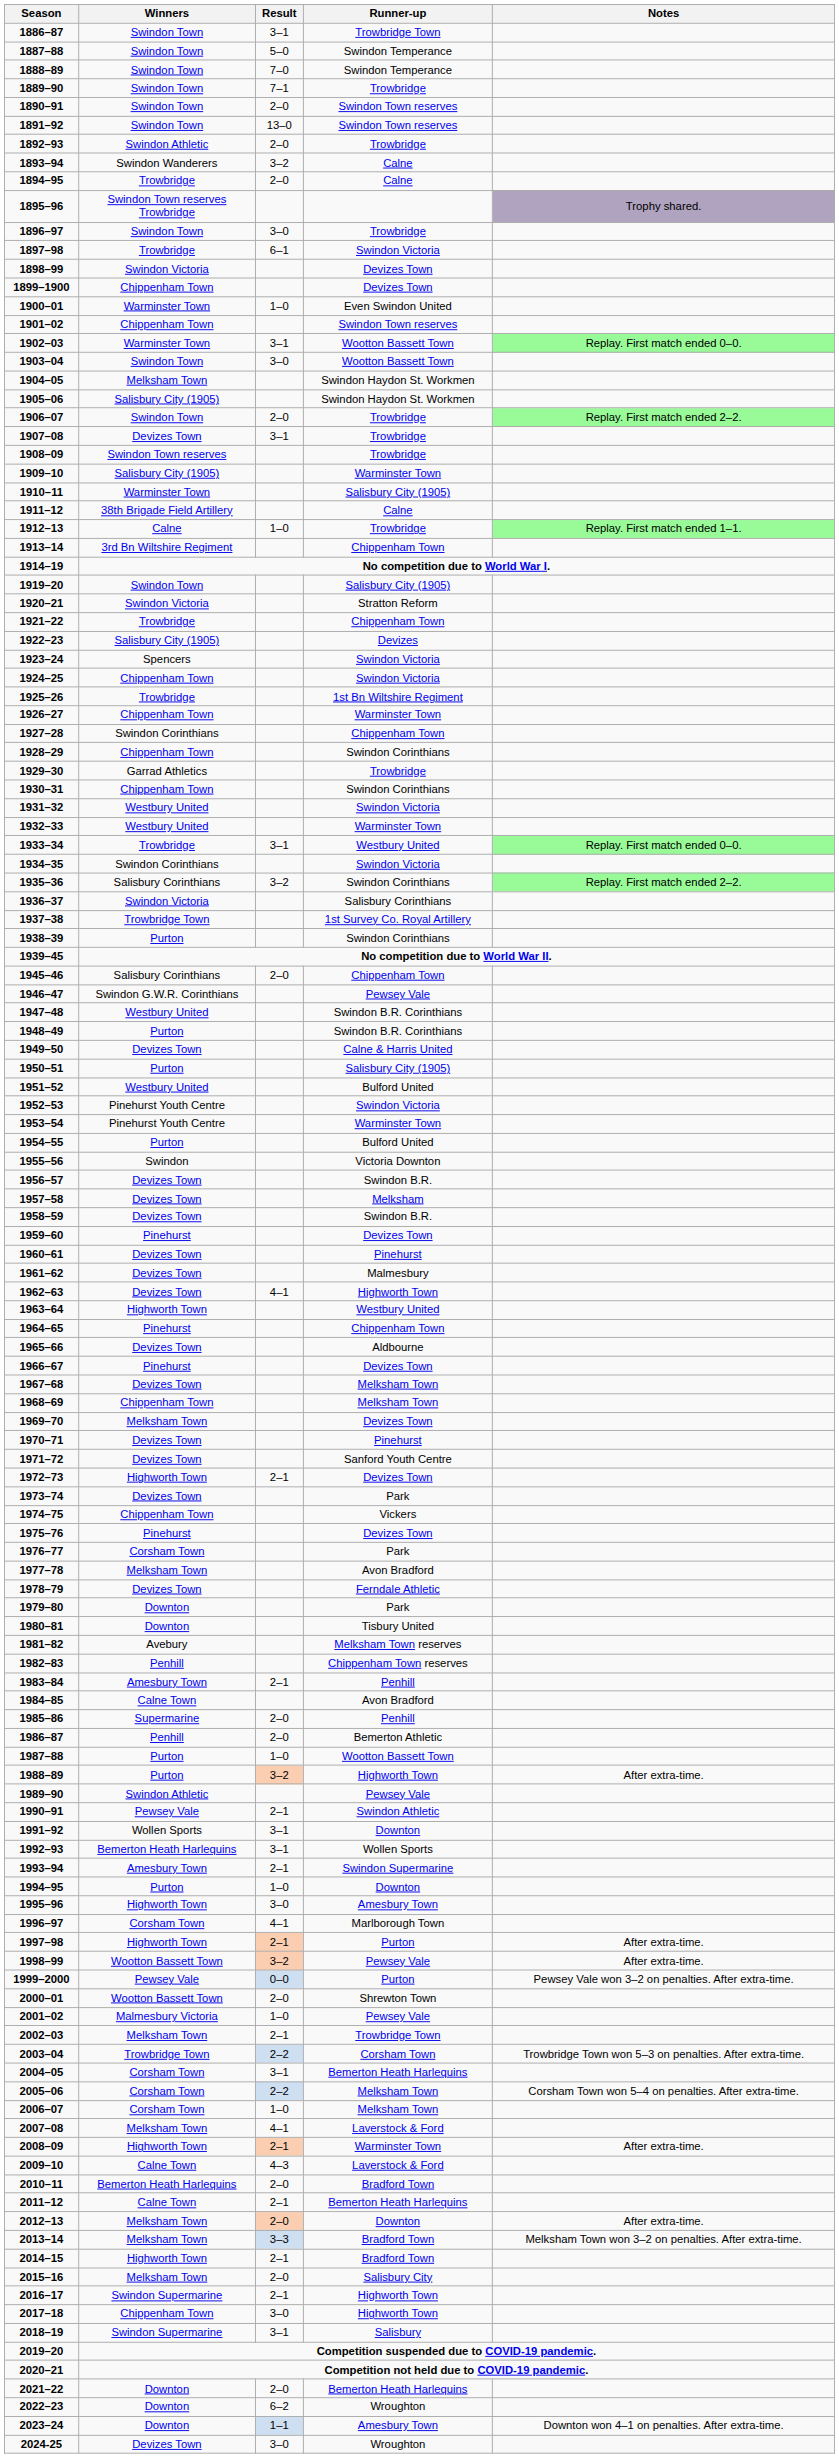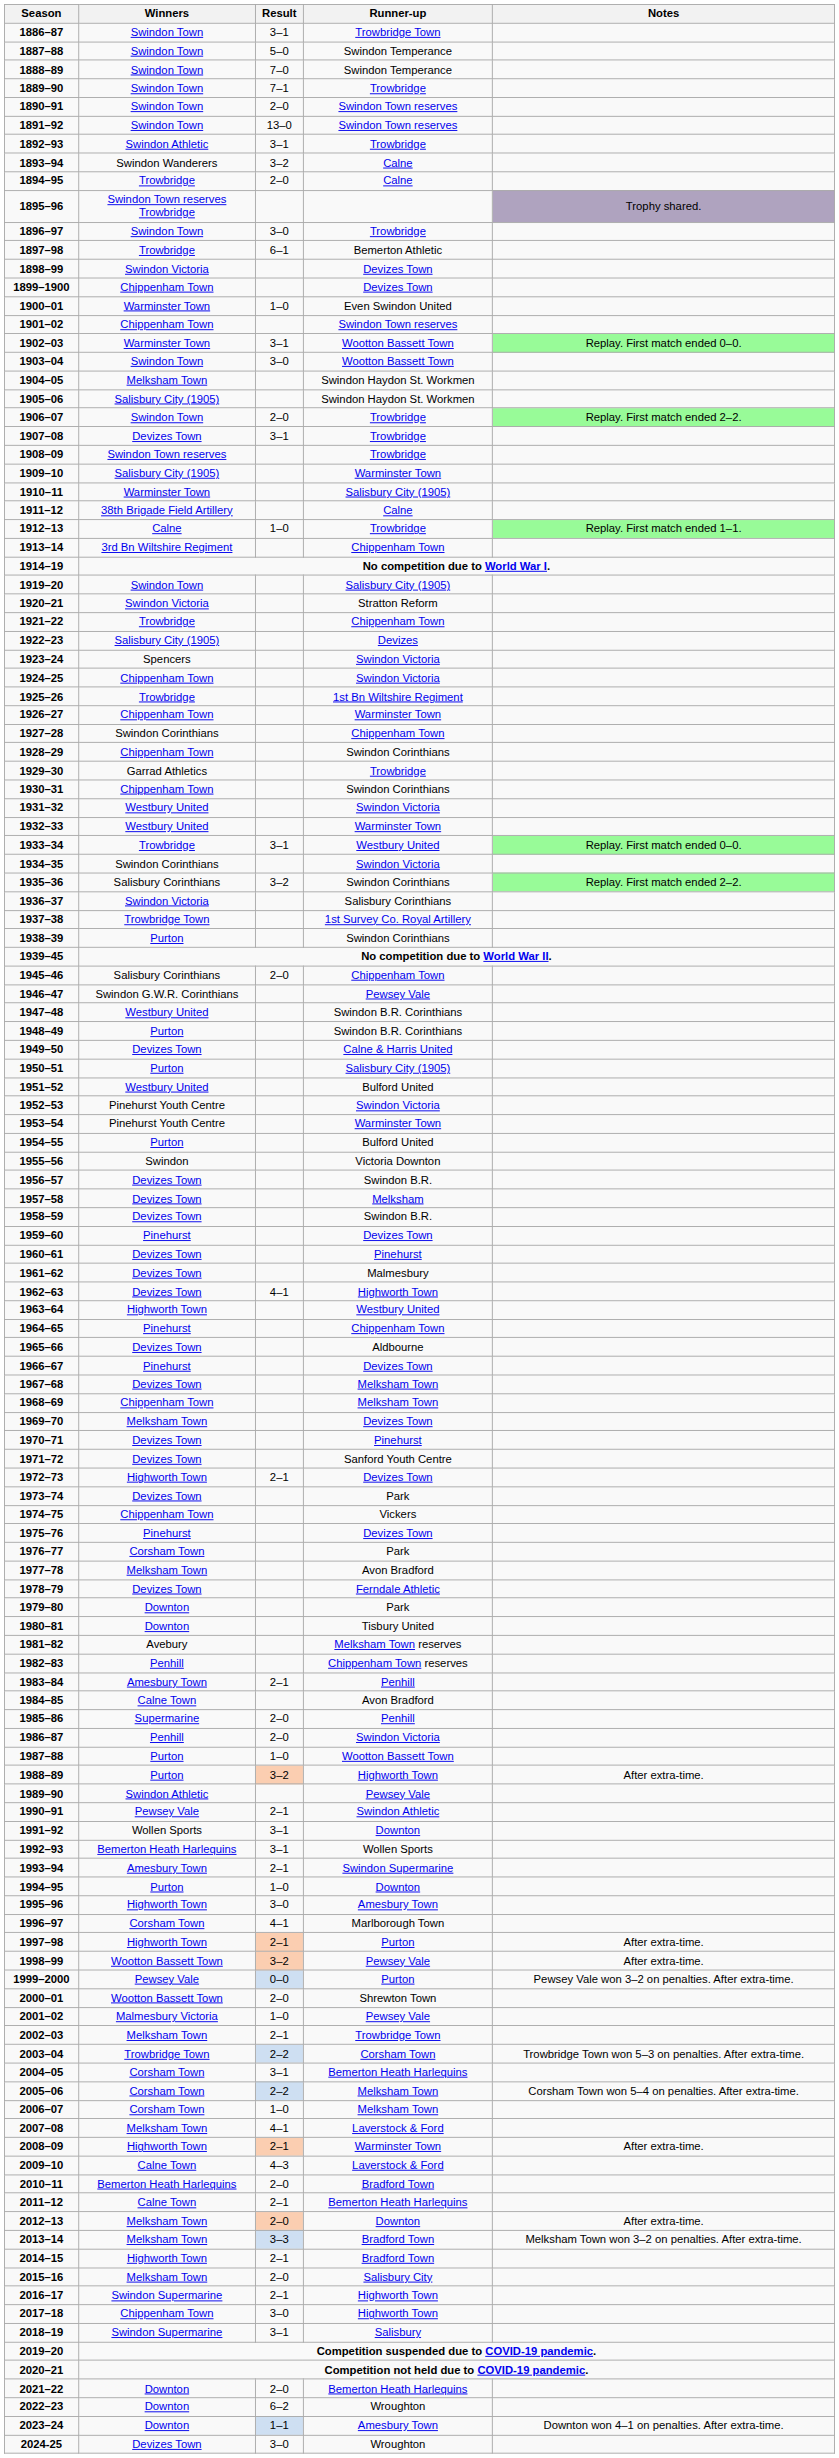(279, 144) 2–0 -> (279, 144) 3–1
(398, 250) Swindon Victoria -> (398, 250) Bemerton Athletic
(398, 1738) Bemerton Athletic -> (398, 1738) Swindon Victoria
